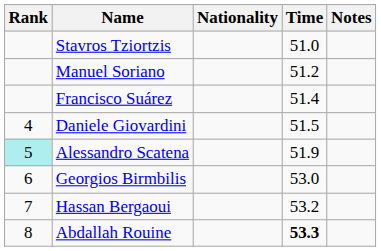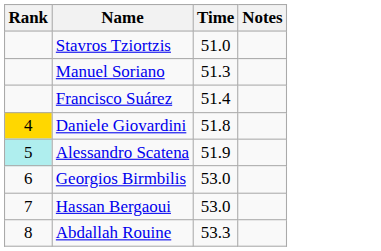- column: (237, 17)
(304, 71) 51.2 -> (216, 71) 51.3
(28, 125) no background -> (28, 125) gold background
(304, 125) 51.5 -> (216, 125) 51.8
(304, 206) 53.2 -> (216, 206) 53.0
(304, 233) bold -> (216, 233) normal
